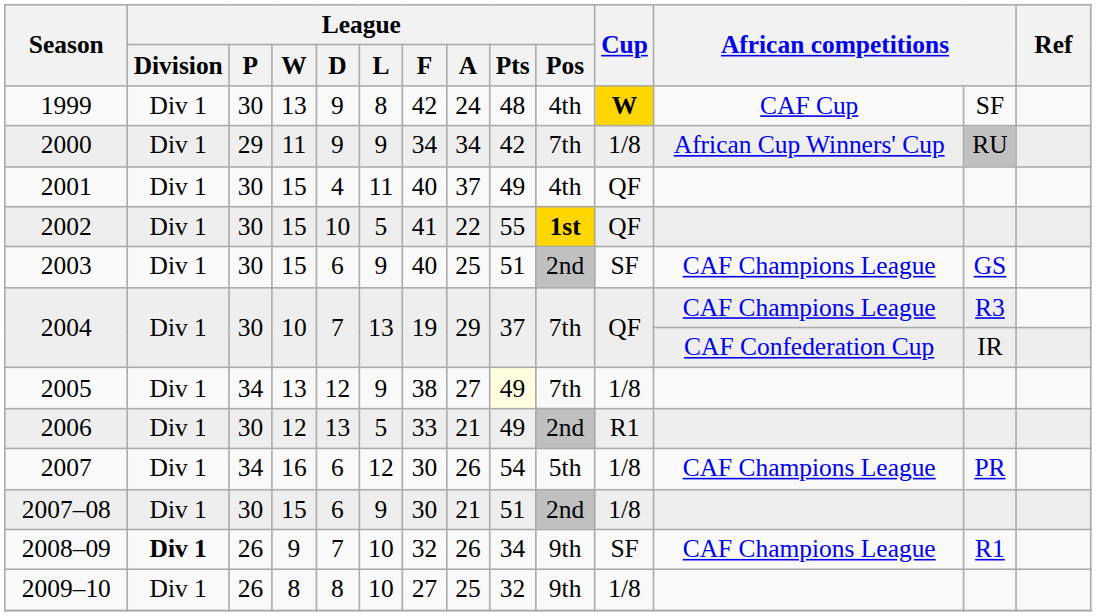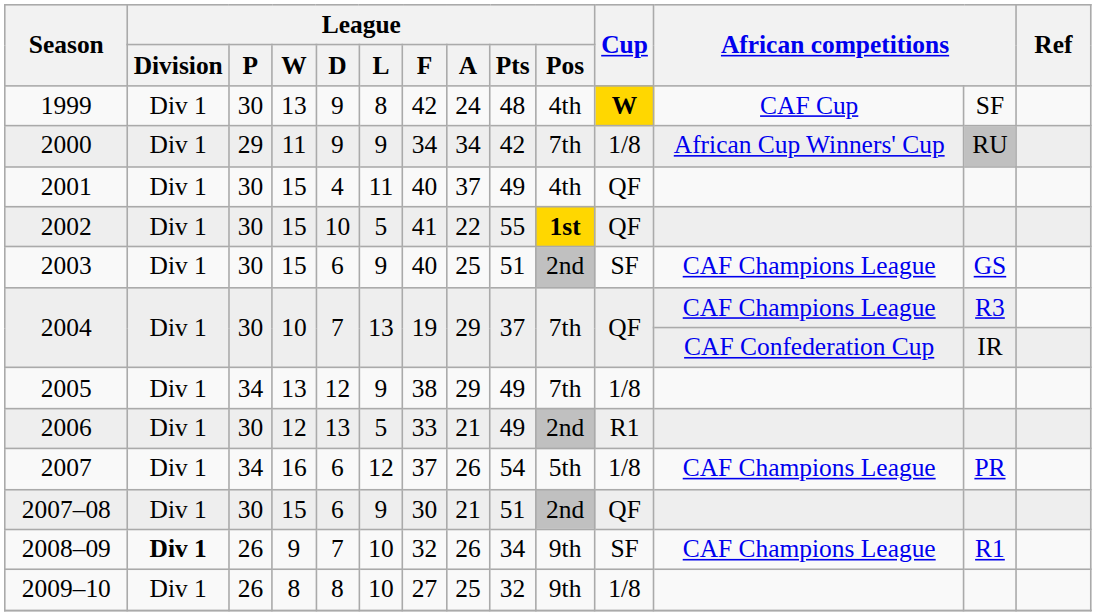(468, 387) 27 -> (468, 387) 29
(513, 387) lightyellow background -> (513, 387) no background
(424, 468) 30 -> (424, 468) 37
(625, 508) 1/8 -> (625, 508) QF
